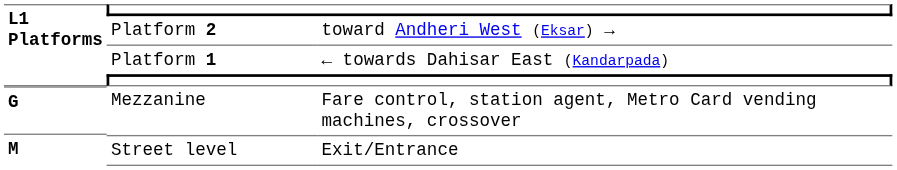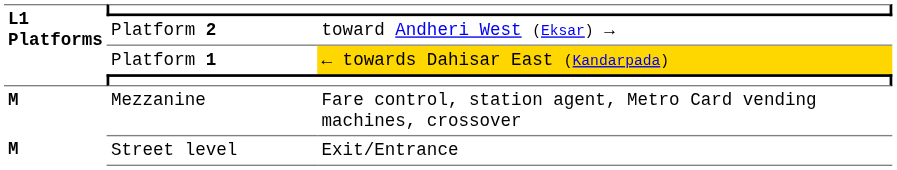(495, 60) no background -> (495, 60) gold background
(13, 102) G -> (13, 101) M
